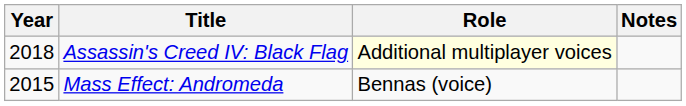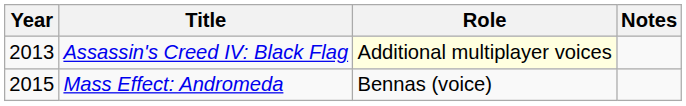(32, 52) 2018 -> (32, 52) 2013
